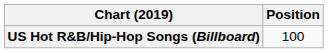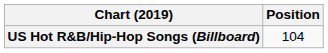(293, 36) 100 -> (293, 36) 104
